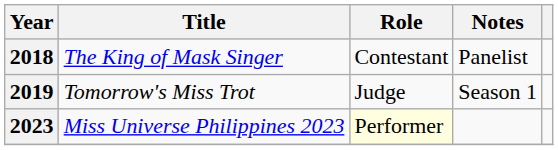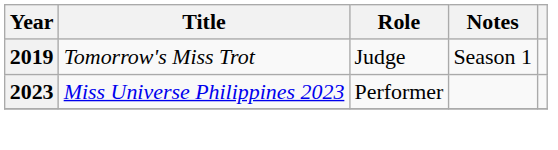- row: (32, 56)
(399, 126) lightyellow background -> (399, 91) no background
